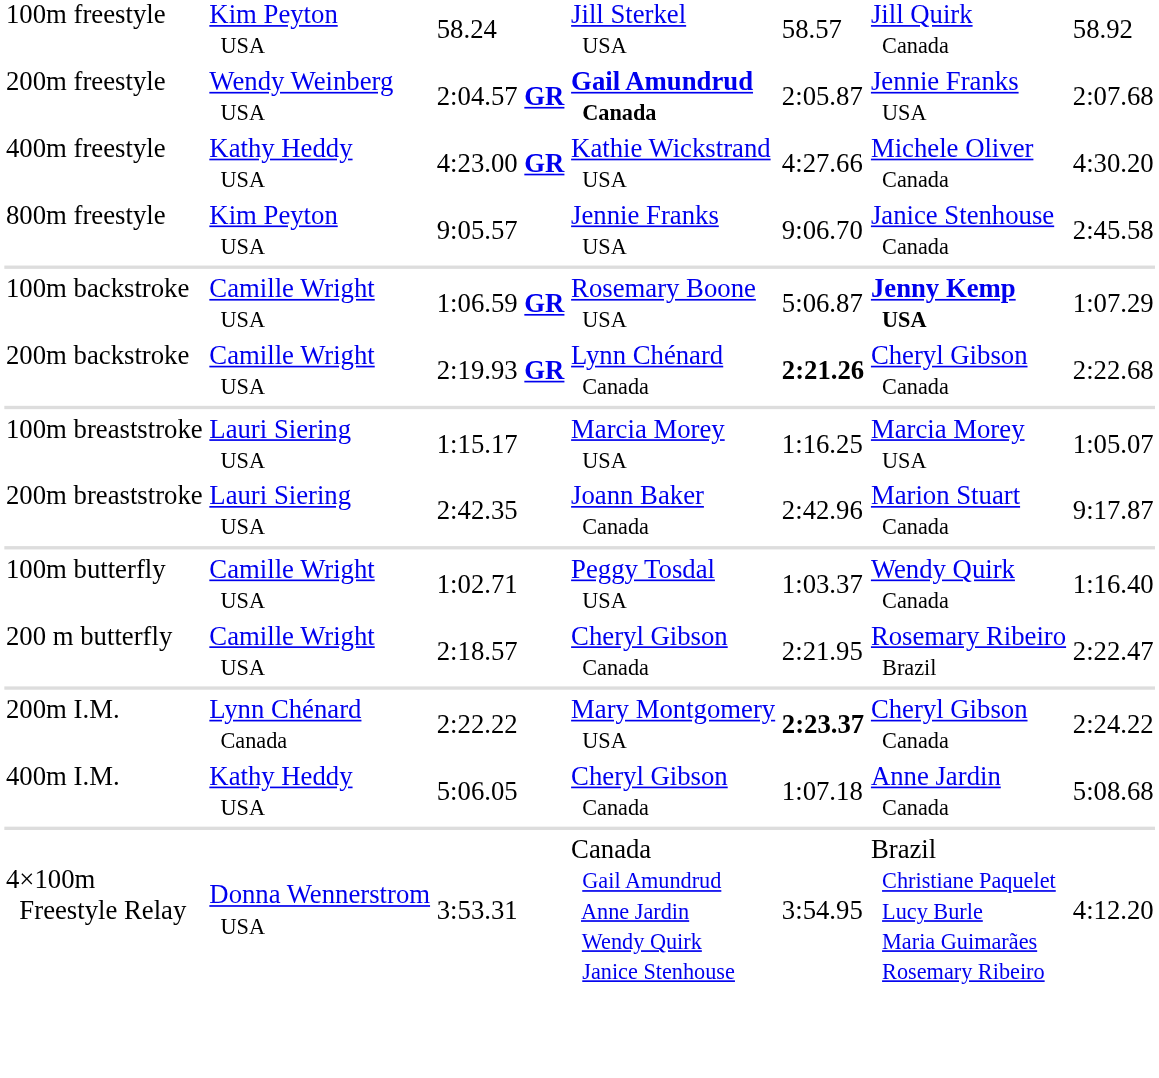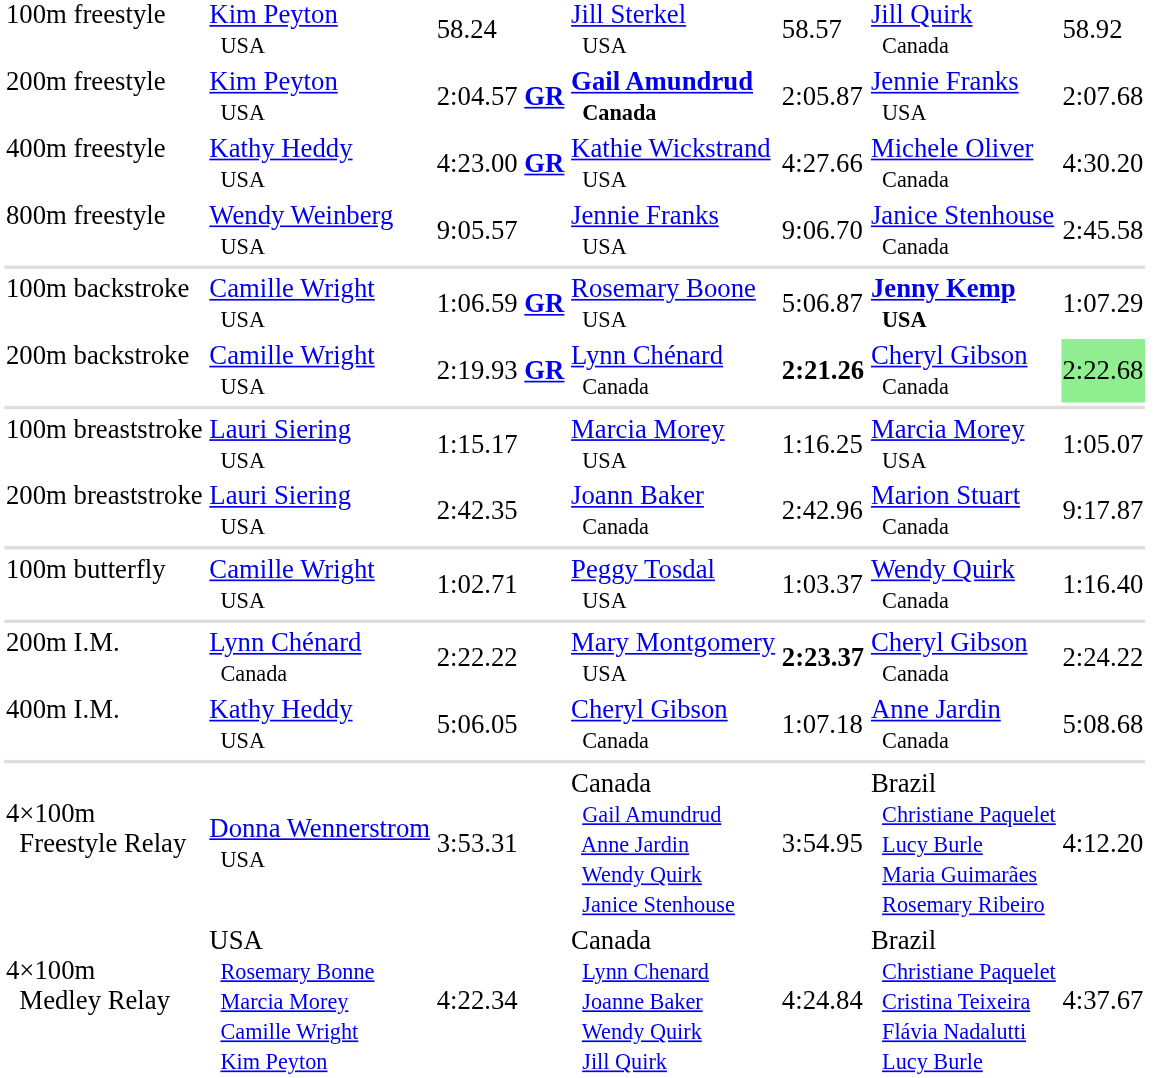(301, 96) Wendy Weinberg USA -> (274, 96) Kim Peyton USA
(274, 230) Kim Peyton USA -> (301, 230) Wendy Weinberg USA
(1113, 370) no background -> (1103, 370) lightgreen background
- row: (89, 650)
+ row: (88, 1000)
